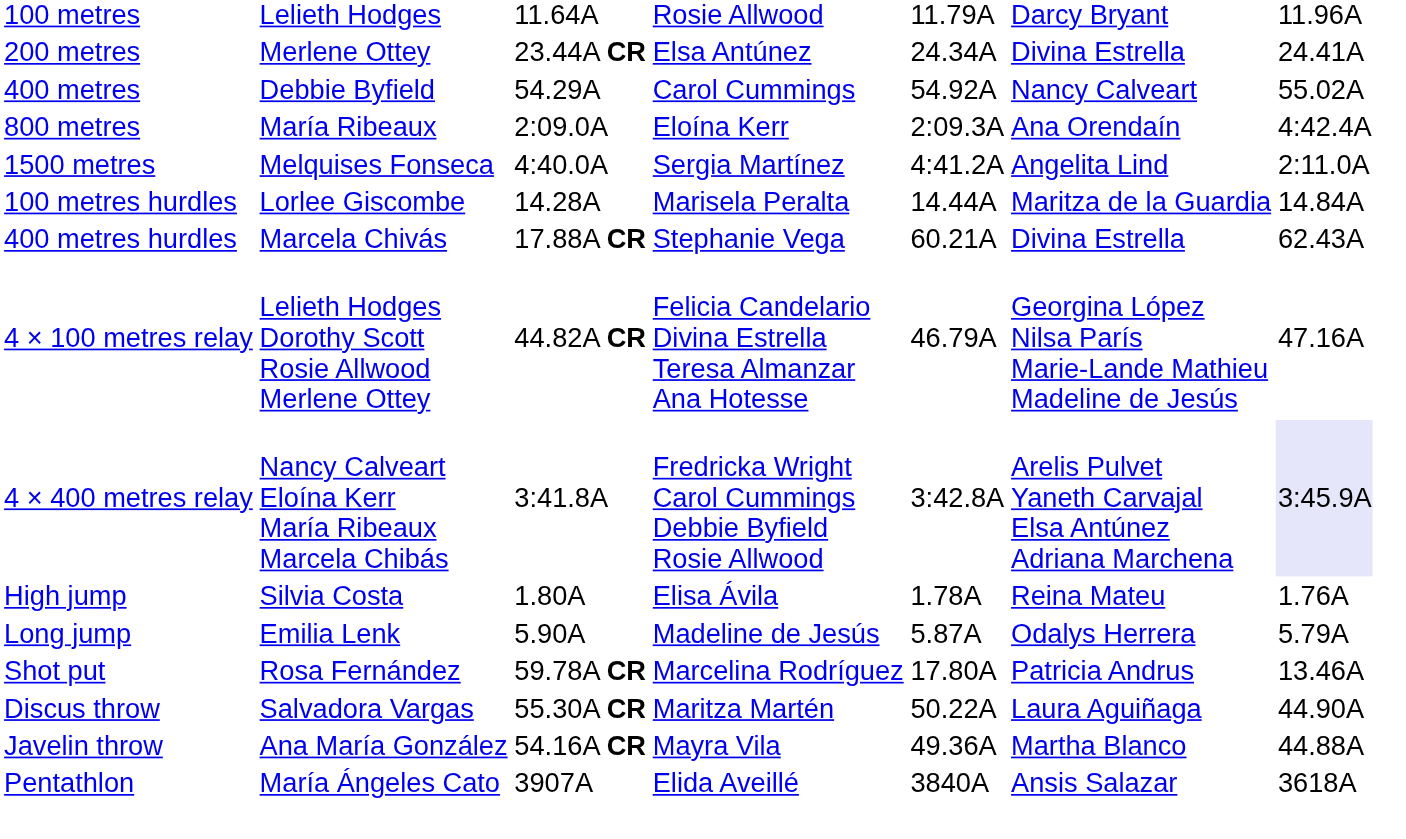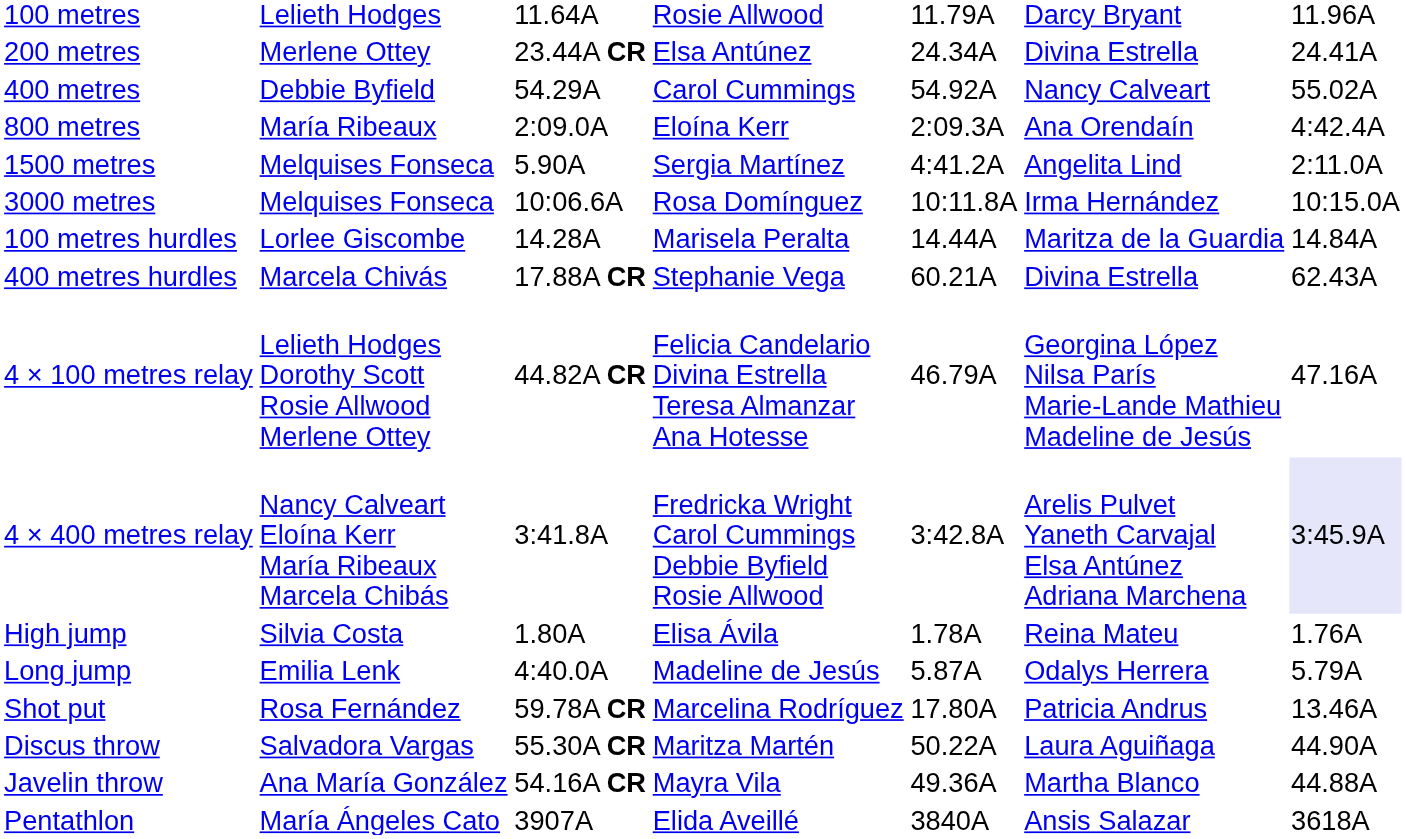(561, 164) 4:40.0A -> (550, 164) 5.90A
+ row: (80, 202)
(550, 633) 5.90A -> (561, 671) 4:40.0A
